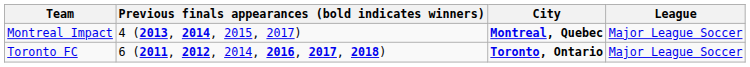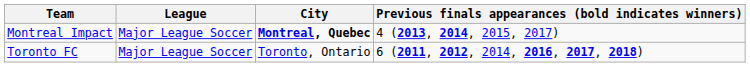columns swapped: (676, 14) <-> (302, 14)
(547, 52) bold -> (314, 52) normal
